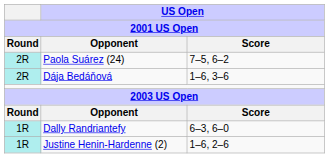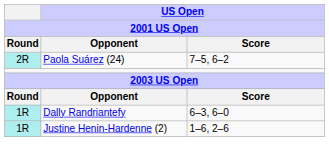- row: (78, 76)
